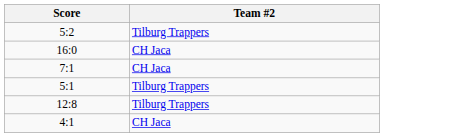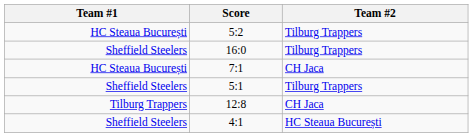+ column: (97, 13)
(151, 50) CH Jaca -> (324, 50) Tilburg Trappers
(171, 104) Tilburg Trappers -> (304, 104) CH Jaca
(151, 123) CH Jaca -> (333, 123) HC Steaua București
